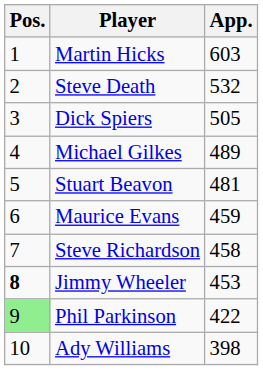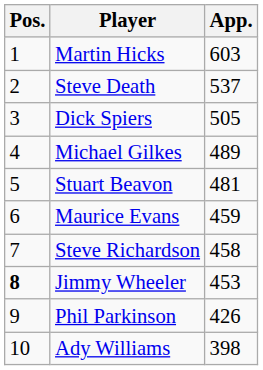(225, 86) 532 -> (225, 86) 537
(15, 315) lightgreen background -> (15, 315) no background
(225, 315) 422 -> (225, 315) 426
